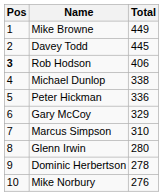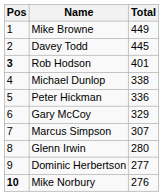(140, 64) 406 -> (140, 64) 401
(140, 132) 310 -> (140, 132) 307
(140, 166) 278 -> (140, 166) 277
(13, 183) normal -> (13, 183) bold
